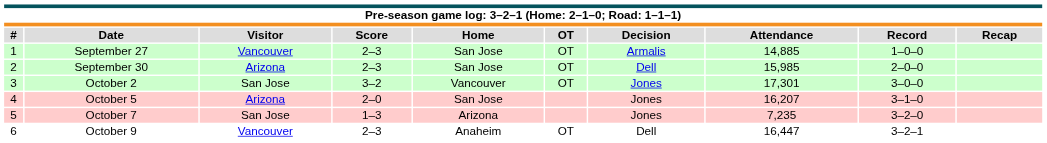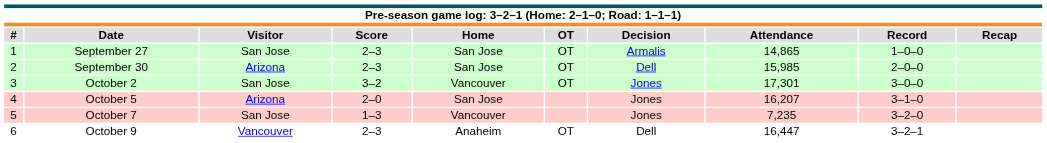(265, 51) Vancouver -> (265, 51) San Jose
(782, 51) 14,885 -> (782, 51) 14,865
(478, 115) Arizona -> (478, 115) Vancouver
